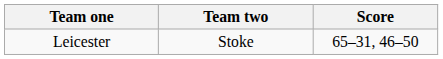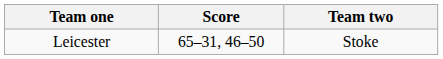columns swapped: (236, 16) <-> (375, 16)
